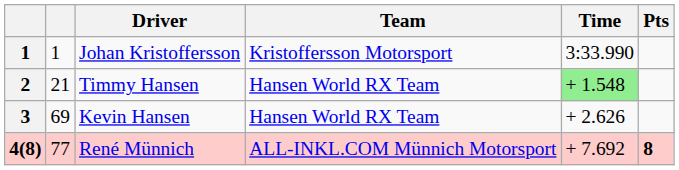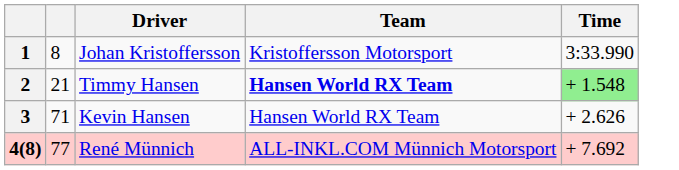- column: (656, 20)
(55, 52) 1 -> (55, 52) 8
(344, 84) normal -> (351, 84) bold
(60, 116) 69 -> (60, 116) 71
